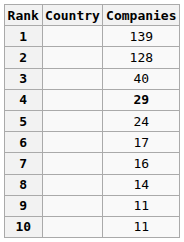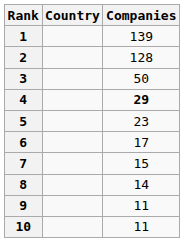(141, 79) 40 -> (141, 79) 50
(141, 121) 24 -> (141, 121) 23
(141, 163) 16 -> (141, 163) 15
